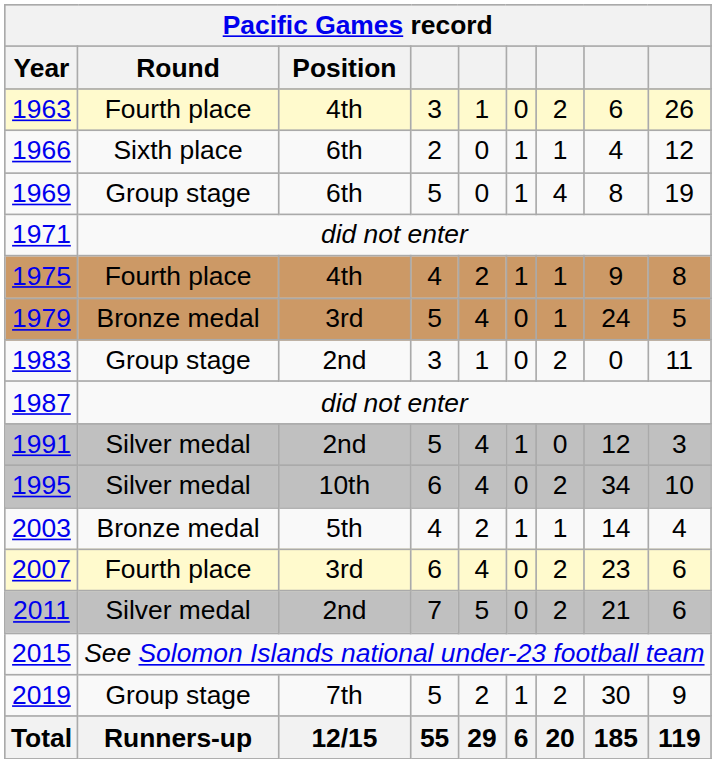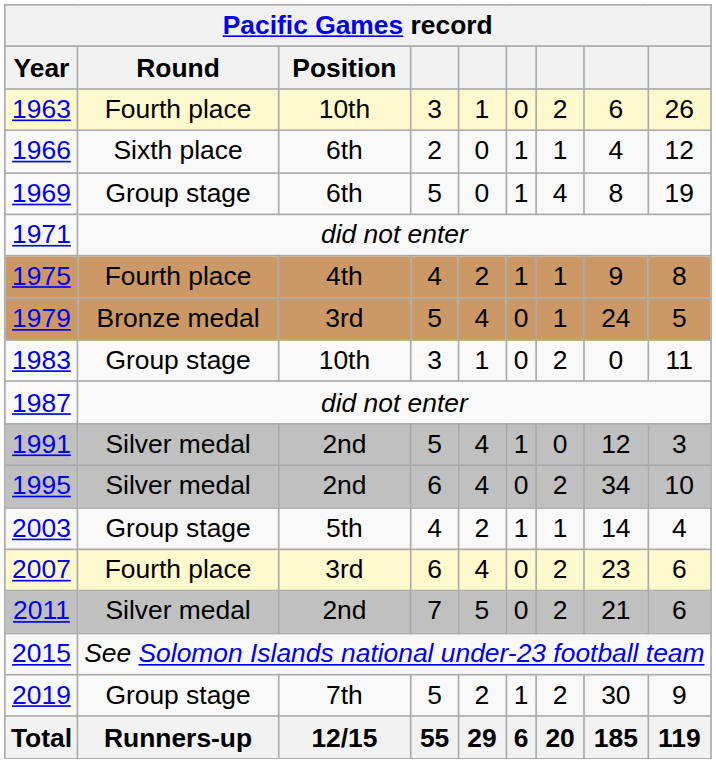(344, 109) 4th -> (344, 109) 10th
(344, 360) 2nd -> (344, 360) 10th
(344, 485) 10th -> (344, 485) 2nd
(178, 527) Bronze medal -> (178, 527) Group stage
